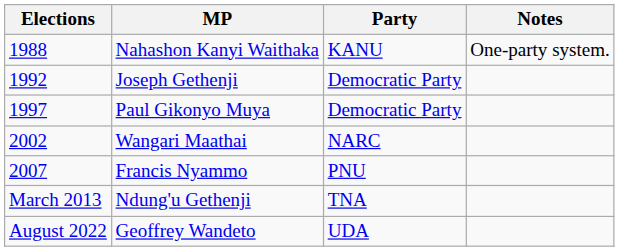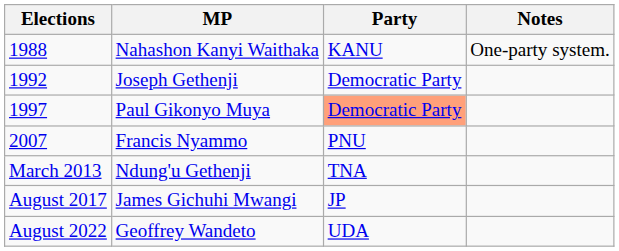(395, 110) no background -> (395, 110) lightsalmon background
- row: (181, 140)
+ row: (206, 200)
